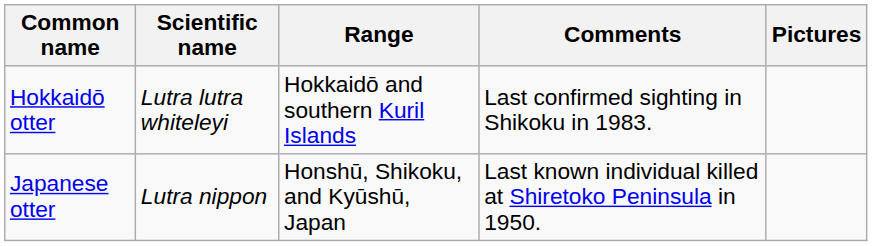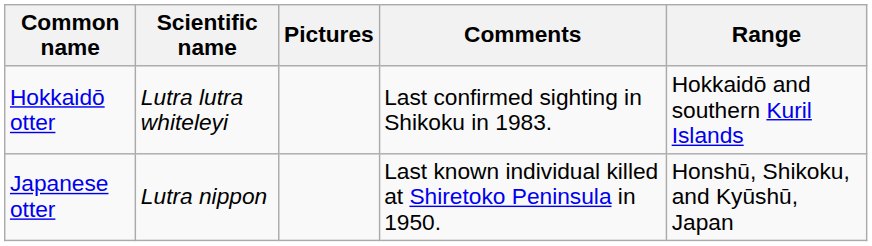columns swapped: (379, 35) <-> (817, 35)
